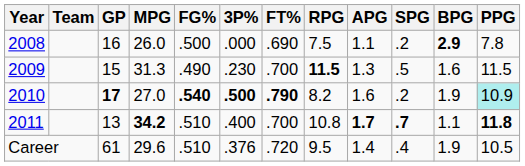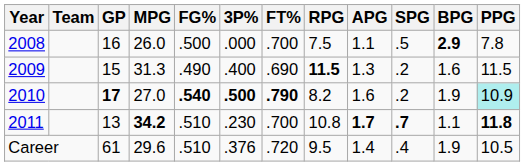(282, 43) .690 -> (282, 43) .700
(402, 43) .2 -> (402, 43) .5
(240, 69) .230 -> (240, 69) .400
(282, 69) .700 -> (282, 69) .690
(402, 69) .5 -> (402, 69) .2
(240, 122) .400 -> (240, 122) .230
